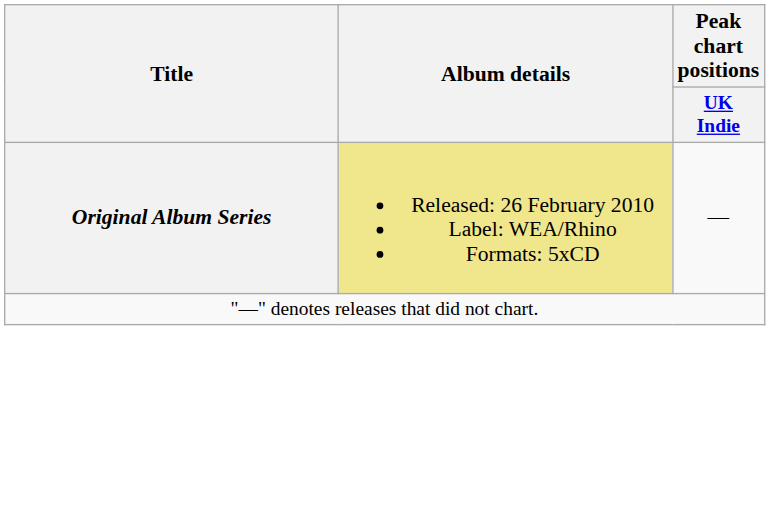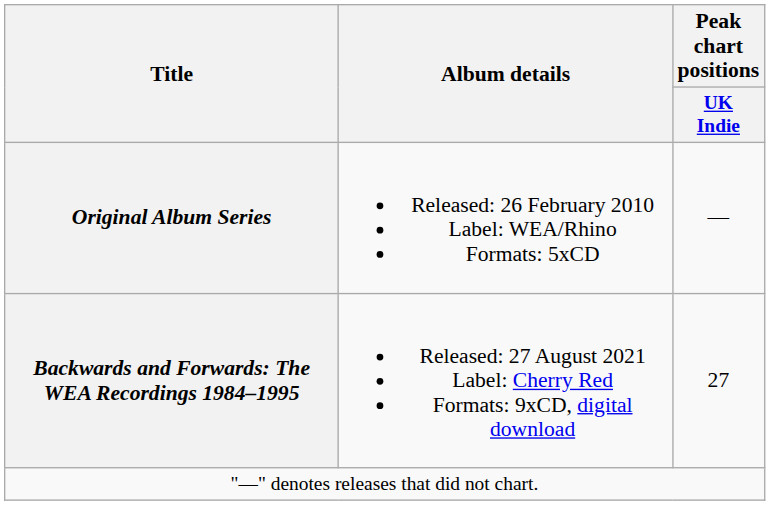(506, 230) khaki background -> (506, 230) no background
+ row: (172, 380)
